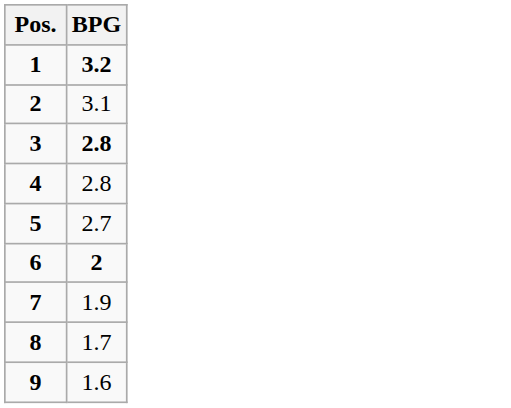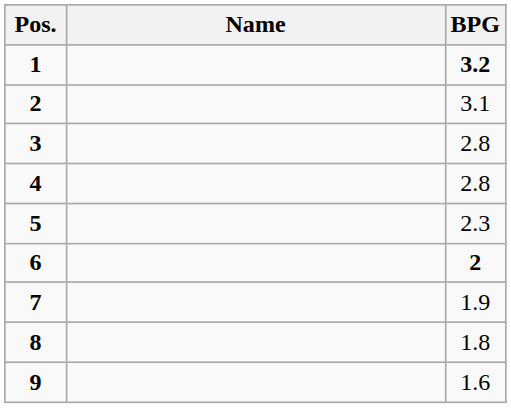+ column: (256, 24)
(97, 143) bold -> (475, 143) normal
(97, 223) 2.7 -> (475, 223) 2.3
(97, 342) 1.7 -> (475, 342) 1.8
